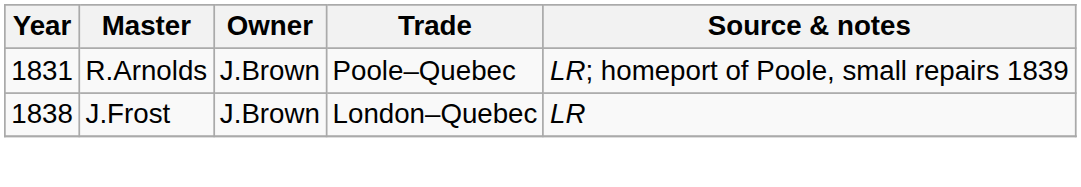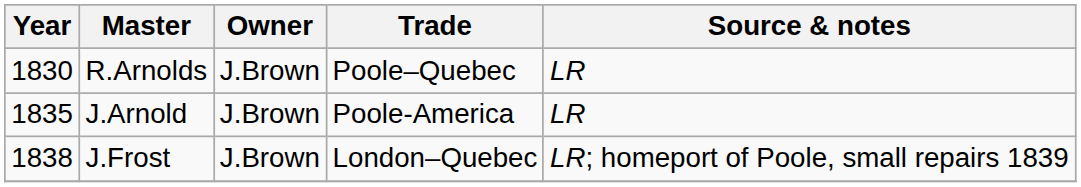(42, 70) 1831 -> (42, 70) 1830
(809, 70) LR; homeport of Poole, small repairs 1839 -> (568, 70) LR
+ row: (136, 114)
(568, 114) LR -> (809, 158) LR; homeport of Poole, small repairs 1839
